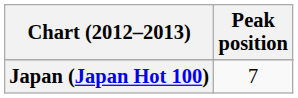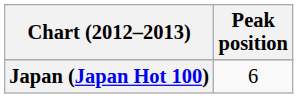(253, 76) 7 -> (253, 76) 6
